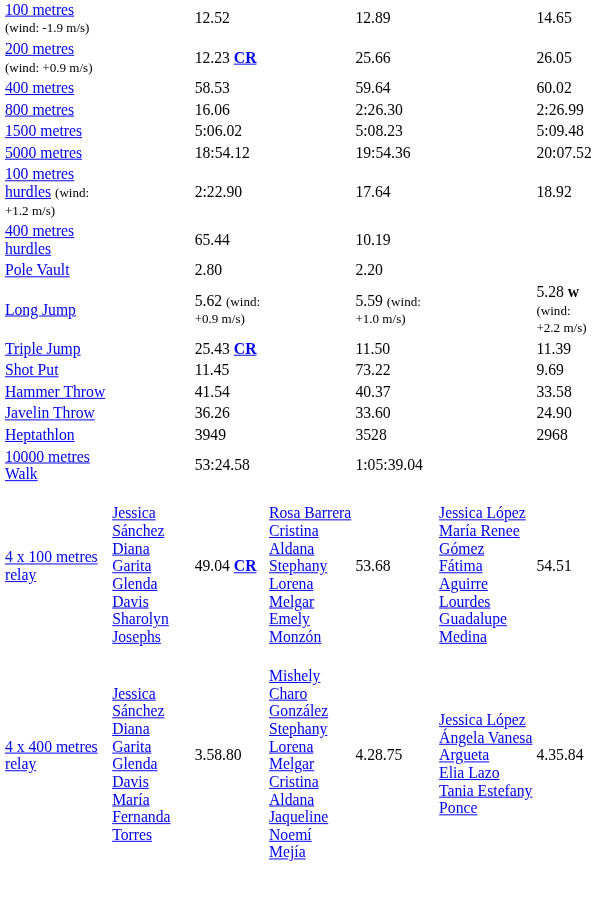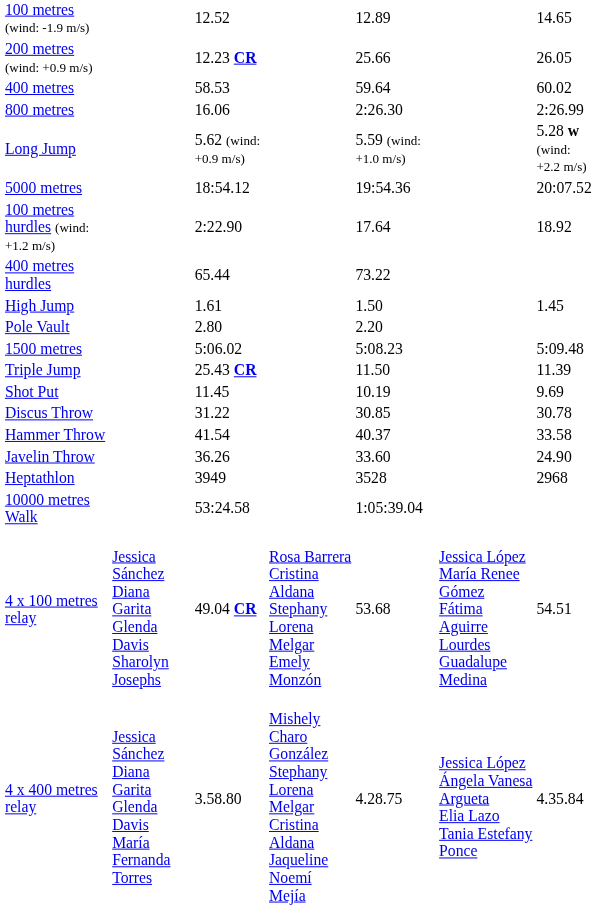rows swapped: (43, 131) <-> (40, 309)
(373, 240) 10.19 -> (373, 275) 73.22
+ row: (40, 305)
(373, 370) 73.22 -> (373, 391) 10.19
+ row: (49, 413)
